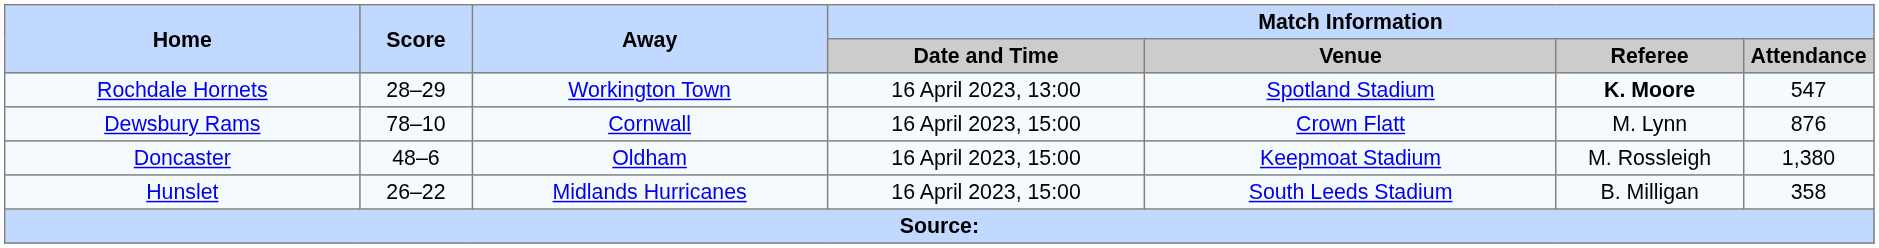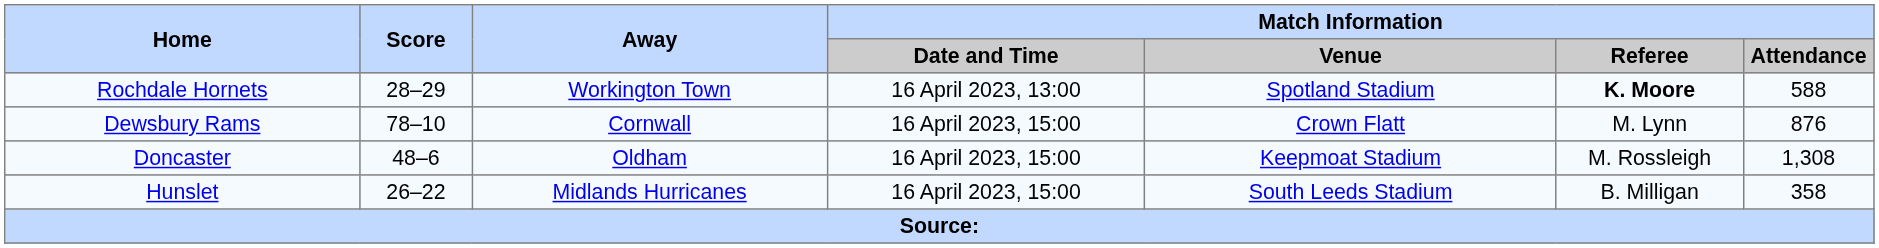(1809, 90) 547 -> (1809, 90) 588
(1809, 158) 1,380 -> (1809, 158) 1,308
